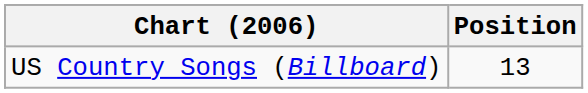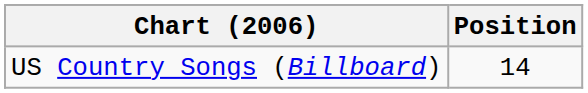(515, 68) 13 -> (515, 68) 14
